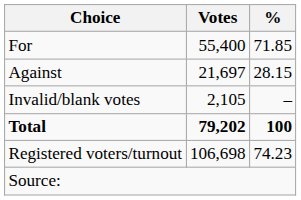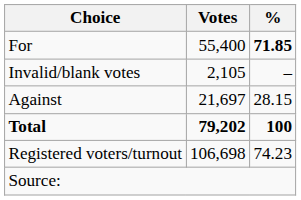(273, 45) normal -> (273, 45) bold
rows swapped: (35, 72) <-> (74, 99)
